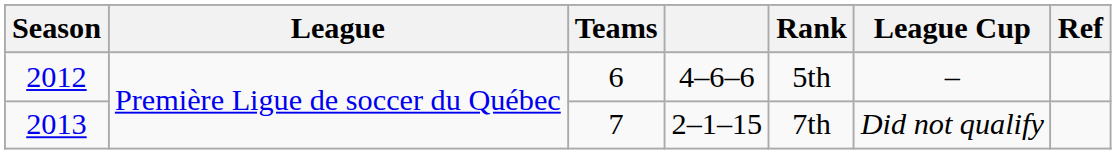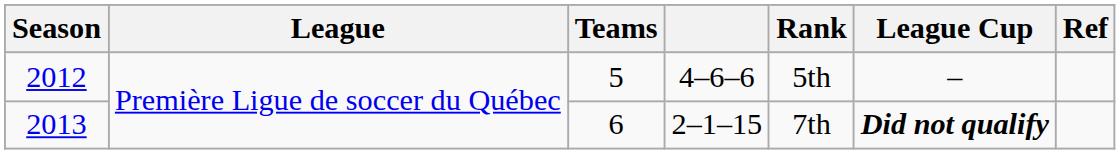(616, 76) 6 -> (616, 76) 5
(616, 124) 7 -> (616, 124) 6
(952, 124) normal -> (955, 124) bold
